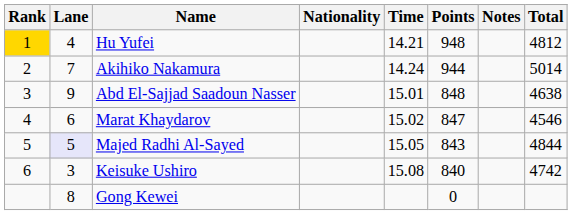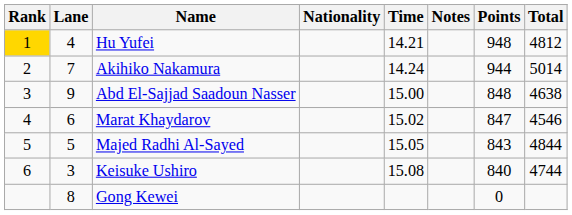columns swapped: (453, 17) <-> (501, 17)
(406, 94) 15.01 -> (406, 94) 15.00
(71, 145) lavender background -> (71, 145) no background
(546, 171) 4742 -> (546, 171) 4744
